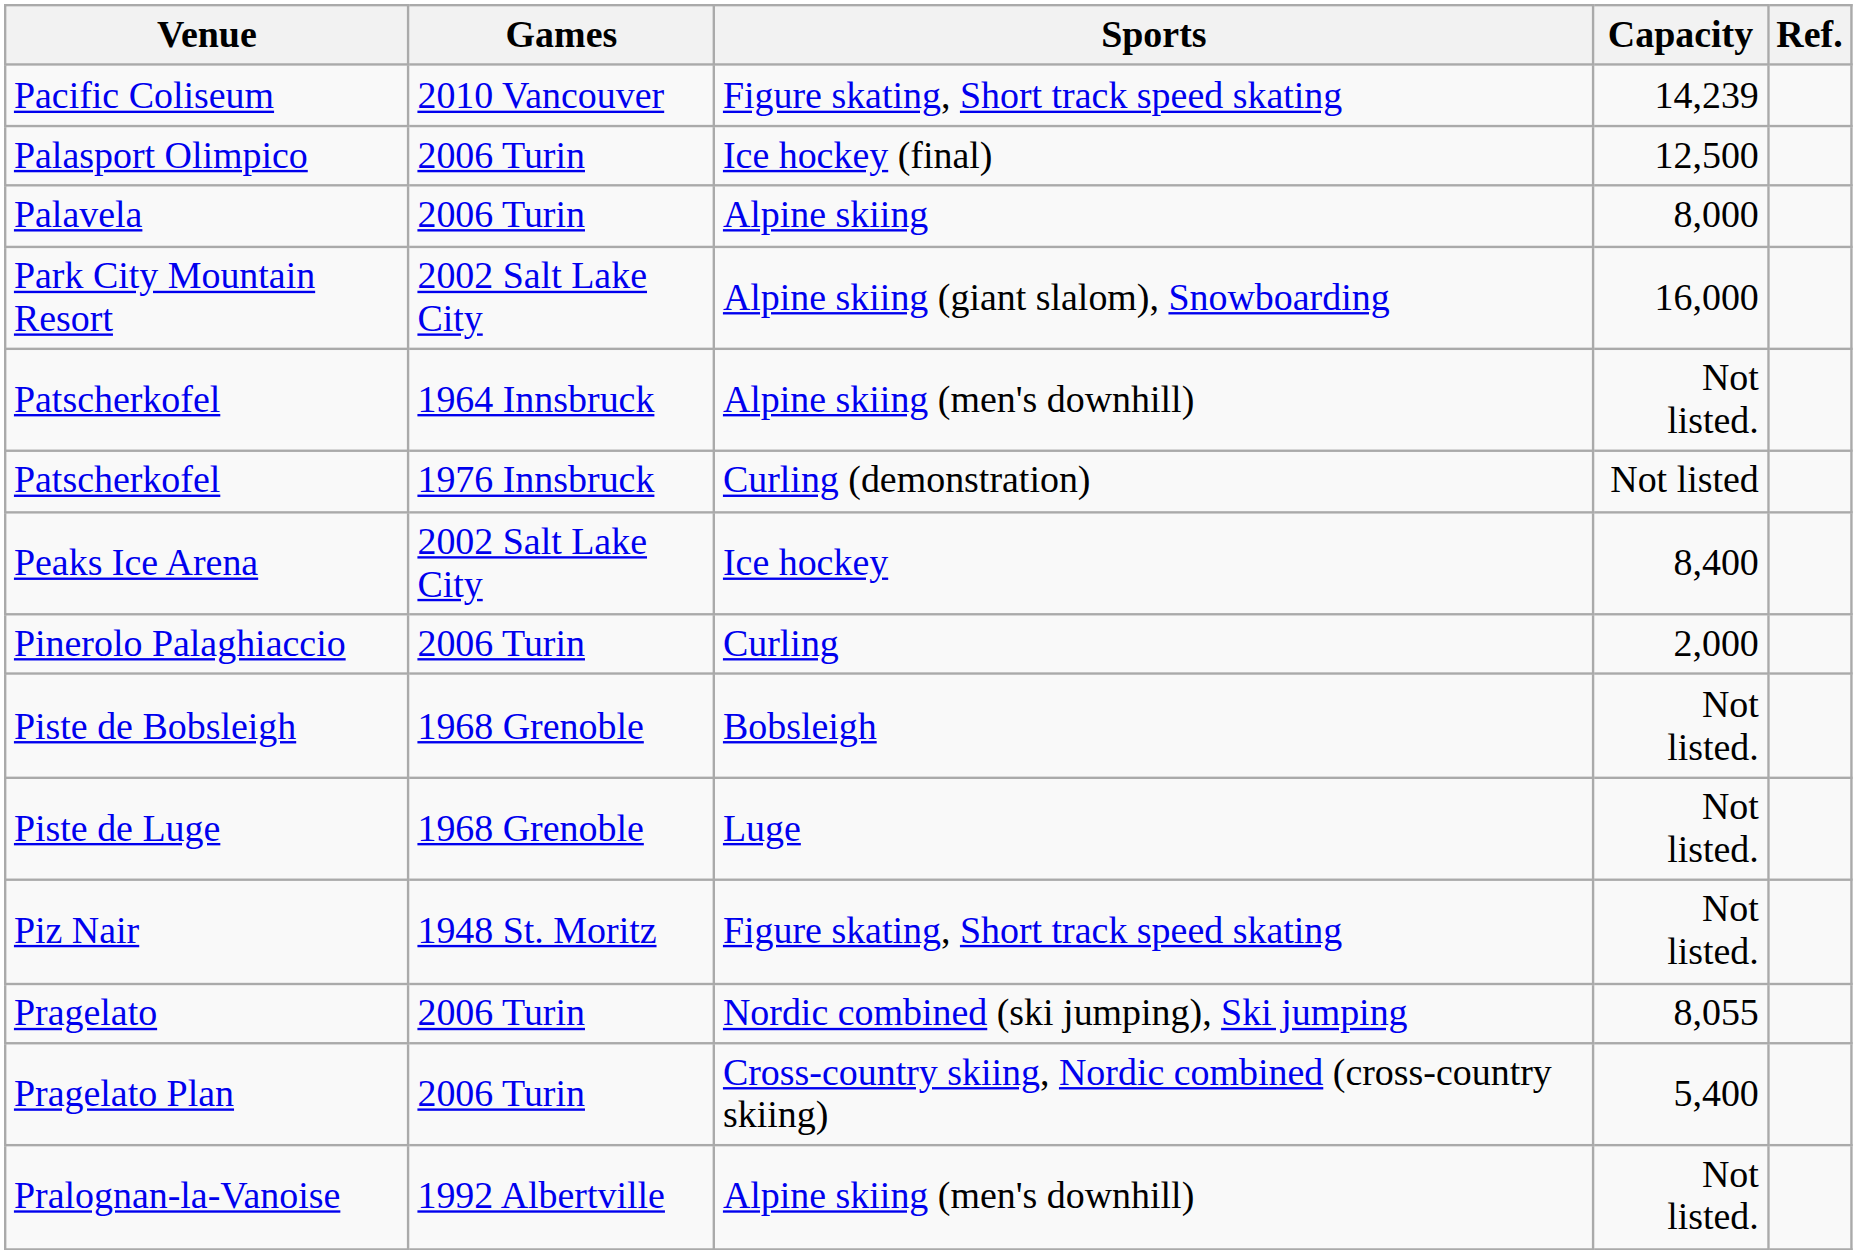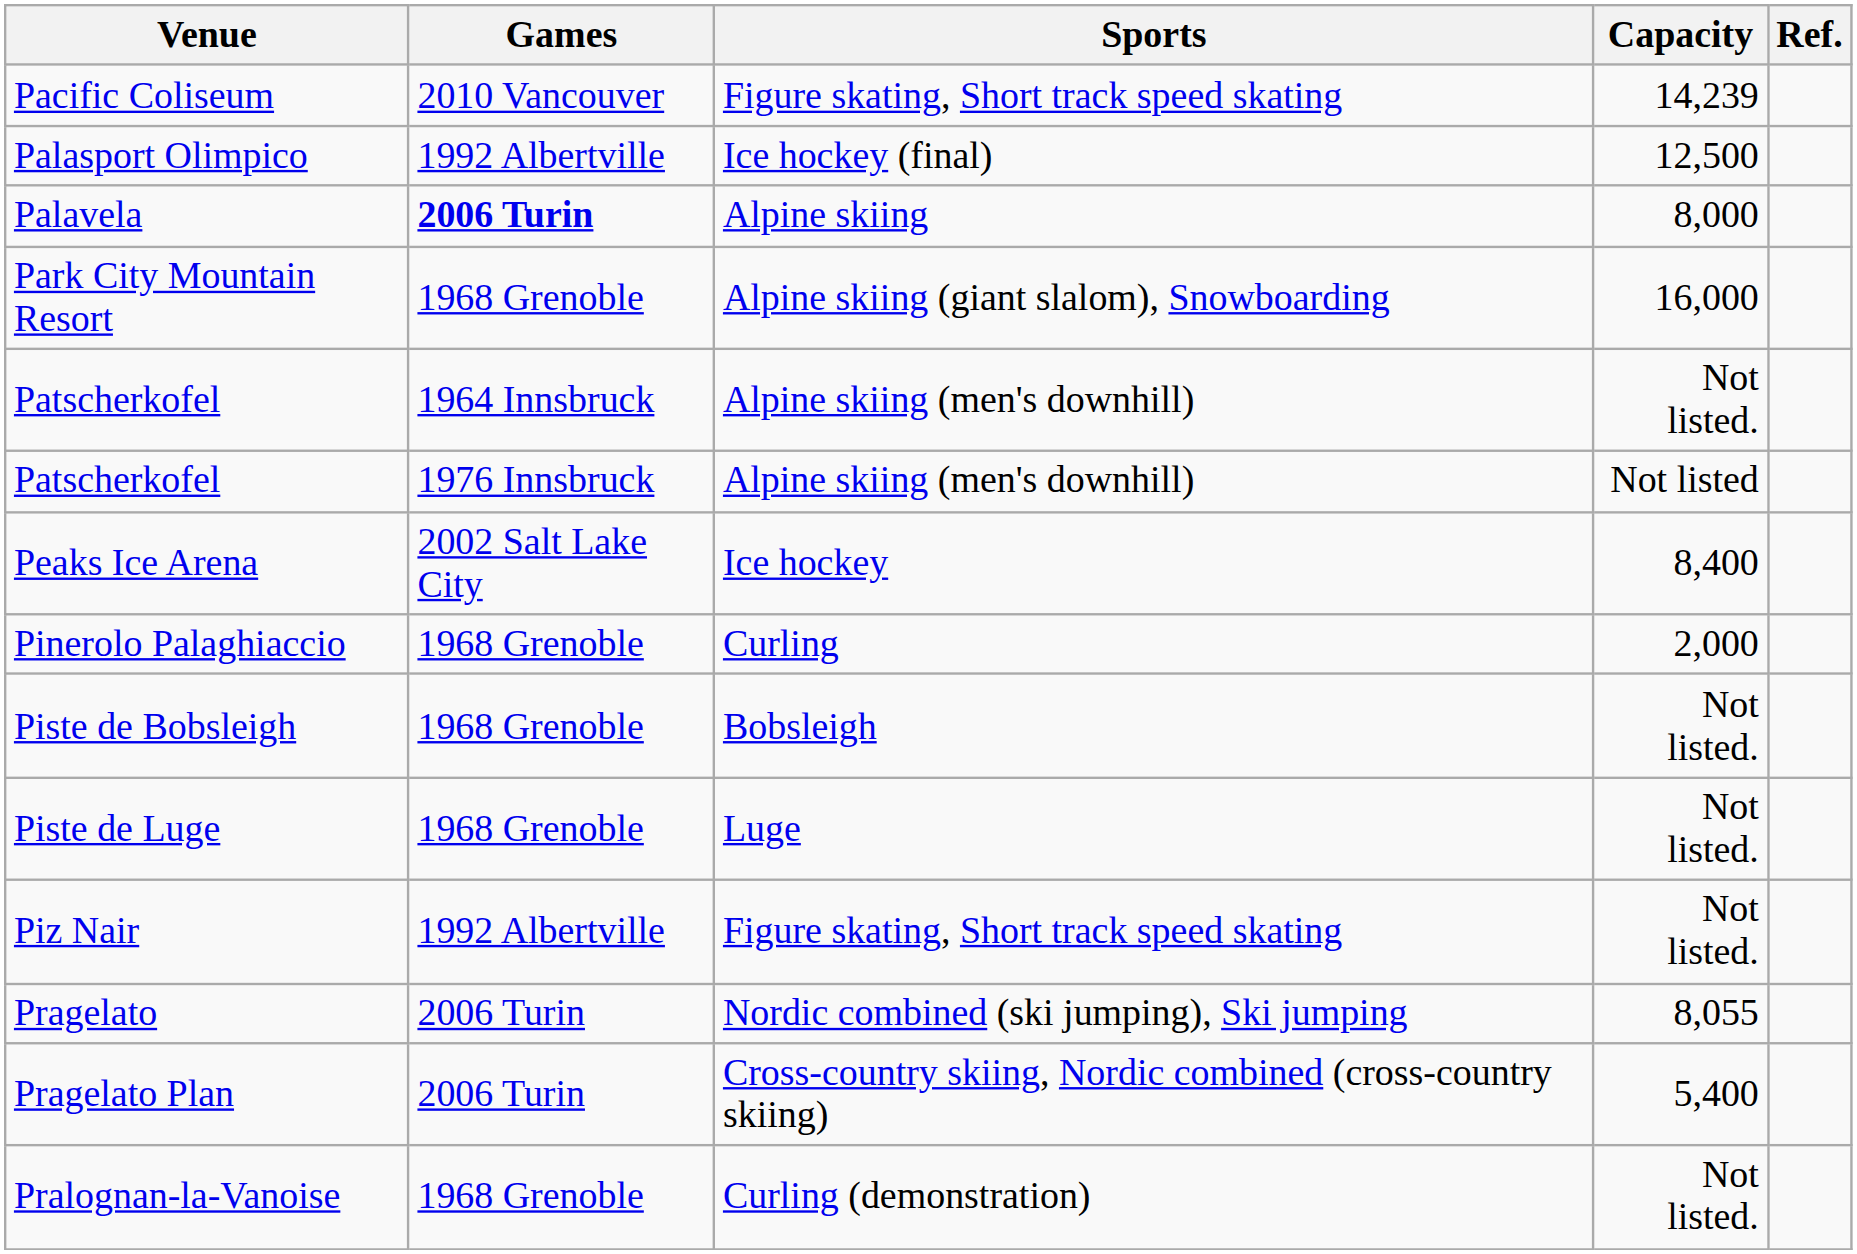(501, 154) 2006 Turin -> (541, 154) 1992 Albertville
(501, 214) normal -> (505, 214) bold
(532, 296) 2002 Salt Lake City -> (531, 296) 1968 Grenoble
(907, 480) Curling (demonstration) -> (959, 480) Alpine skiing (men's downhill)
(501, 643) 2006 Turin -> (531, 643) 1968 Grenoble
(537, 930) 1948 St. Moritz -> (541, 930) 1992 Albertville
(541, 1196) 1992 Albertville -> (531, 1196) 1968 Grenoble
(959, 1196) Alpine skiing (men's downhill) -> (907, 1196) Curling (demonstration)
